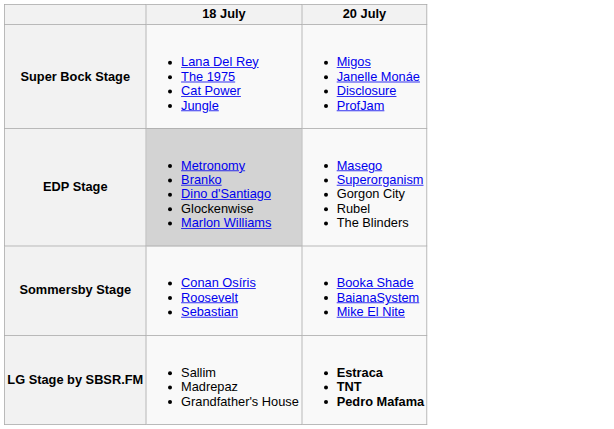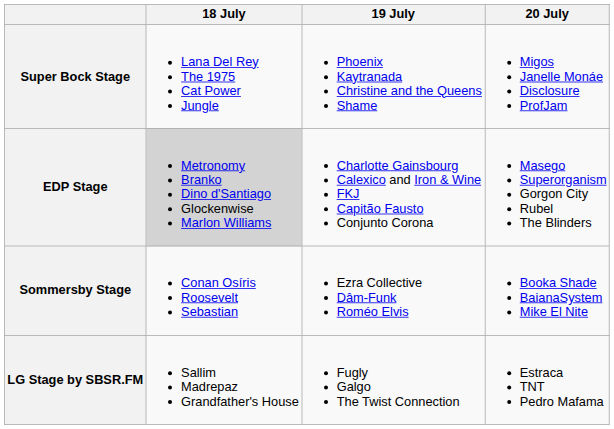+ column: (393, 14)
(364, 387) bold -> (547, 387) normal
